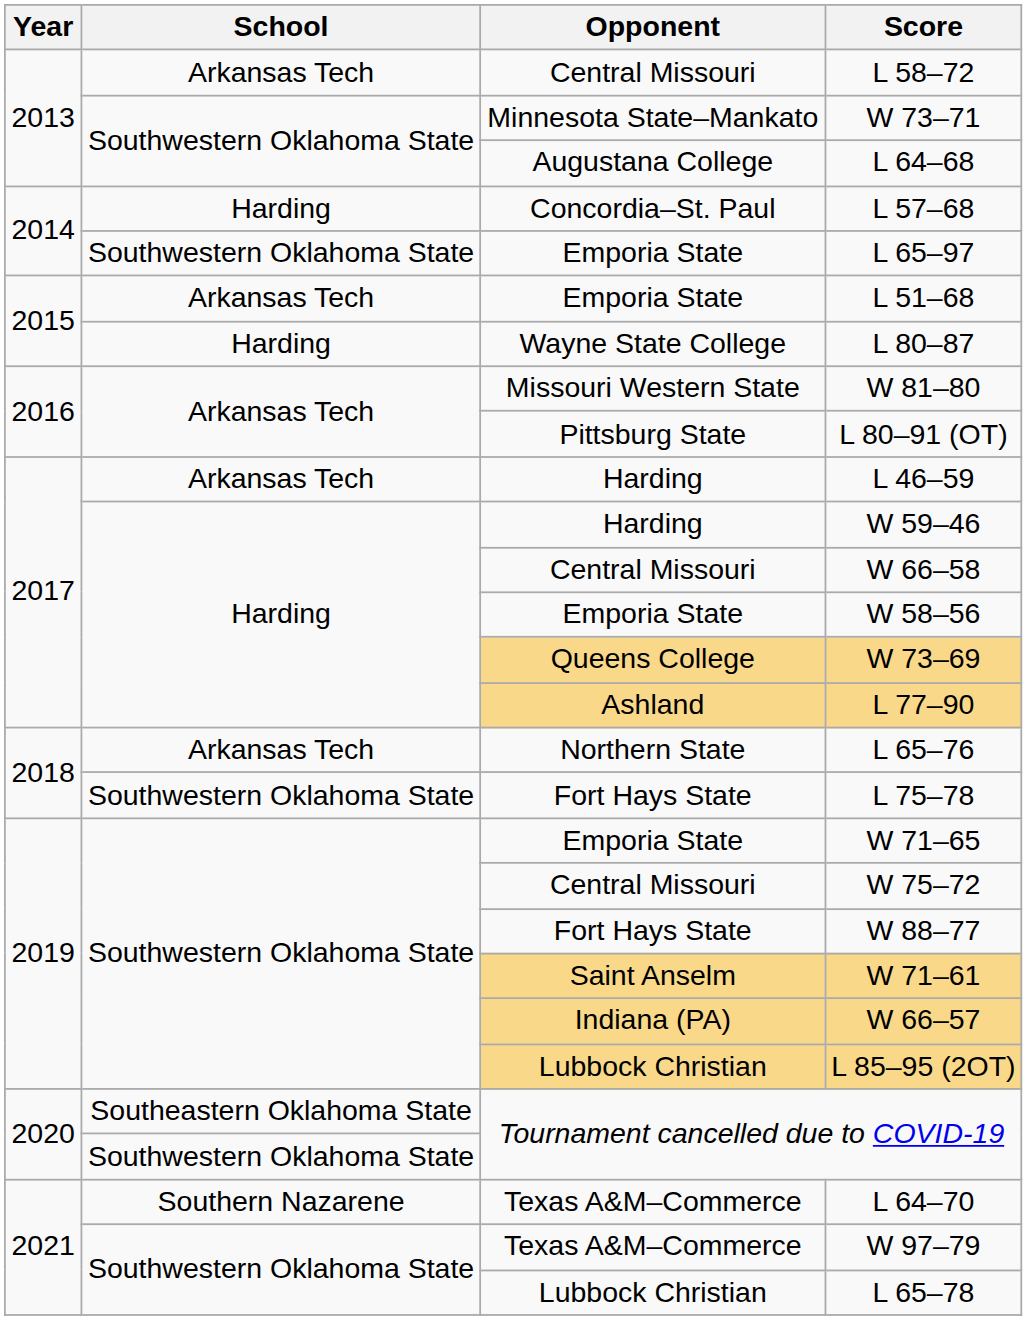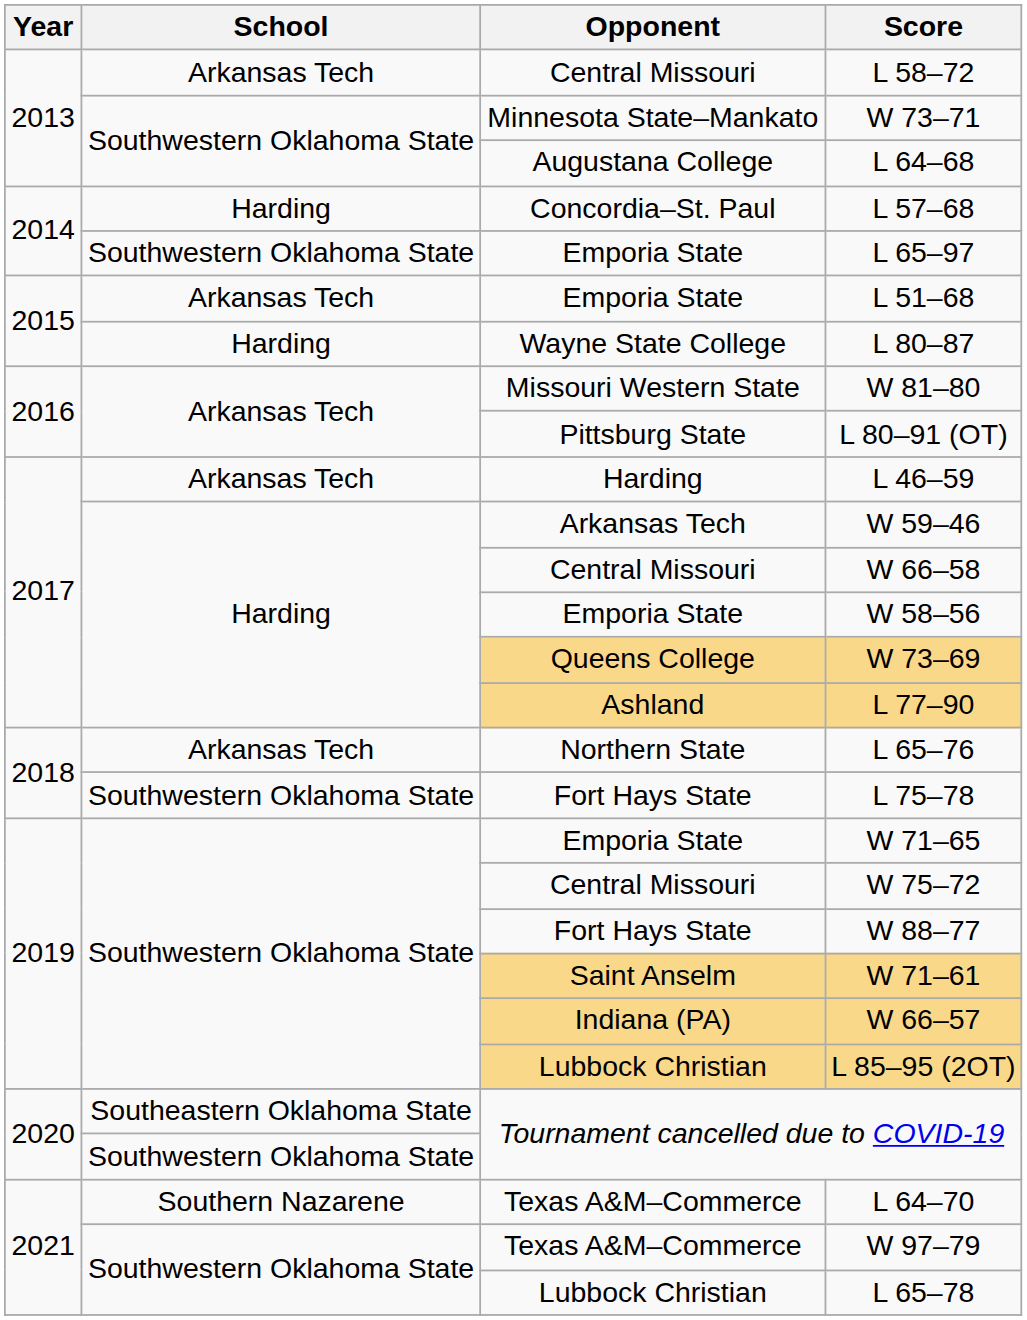(653, 523) Harding -> (653, 523) Arkansas Tech
